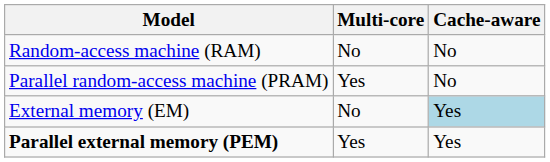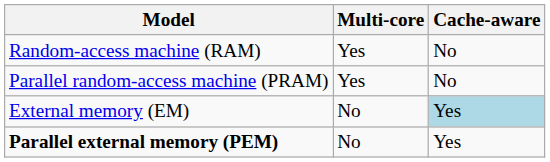(349, 50) No -> (351, 50) Yes
(351, 141) Yes -> (349, 141) No
